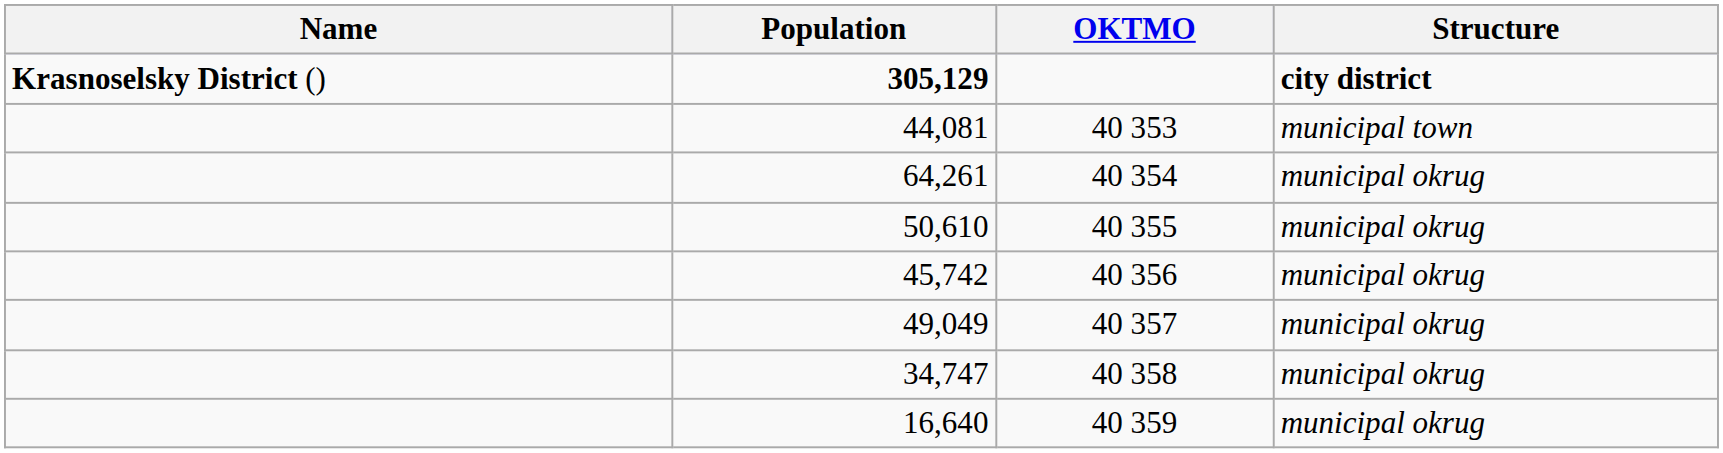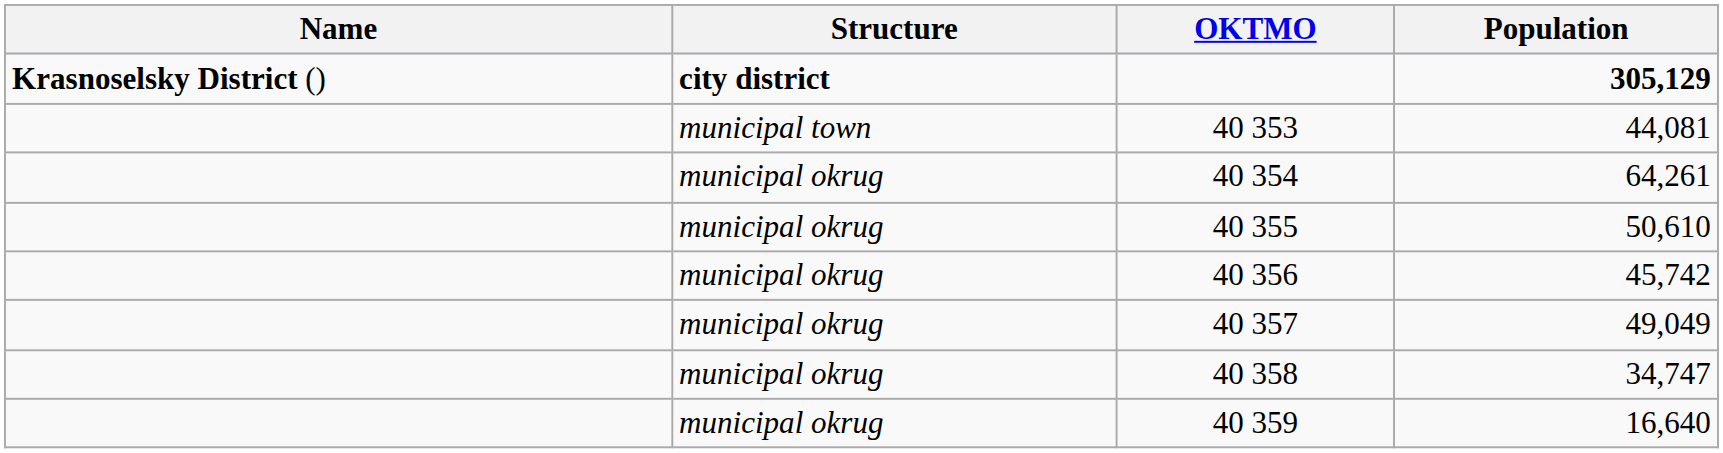columns swapped: (1496, 29) <-> (834, 29)
